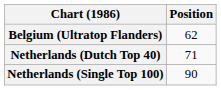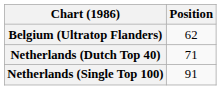(191, 74) 90 -> (191, 74) 91
